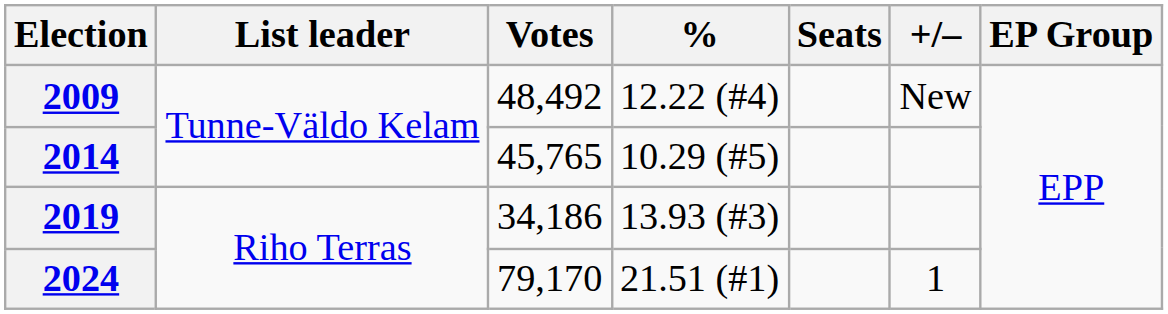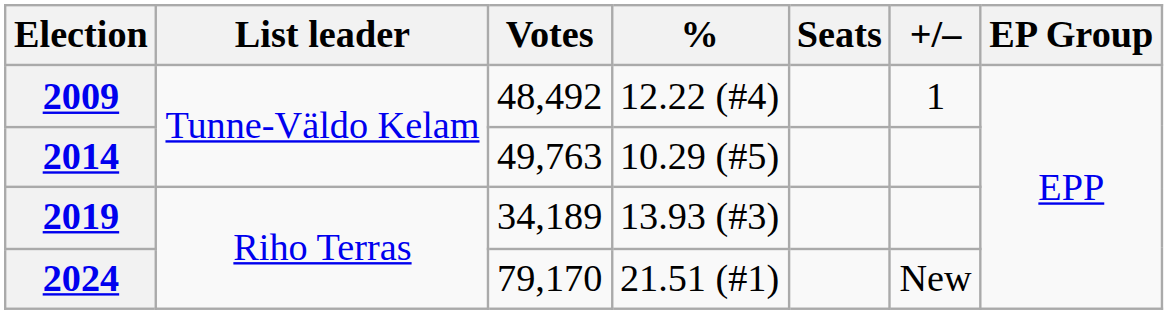(936, 95) New -> (936, 95) 1
(550, 156) 45,765 -> (550, 156) 49,763
(550, 216) 34,186 -> (550, 216) 34,189
(936, 277) 1 -> (936, 277) New
